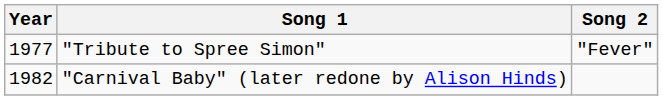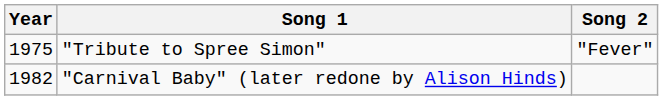(31, 50) 1977 -> (31, 50) 1975
